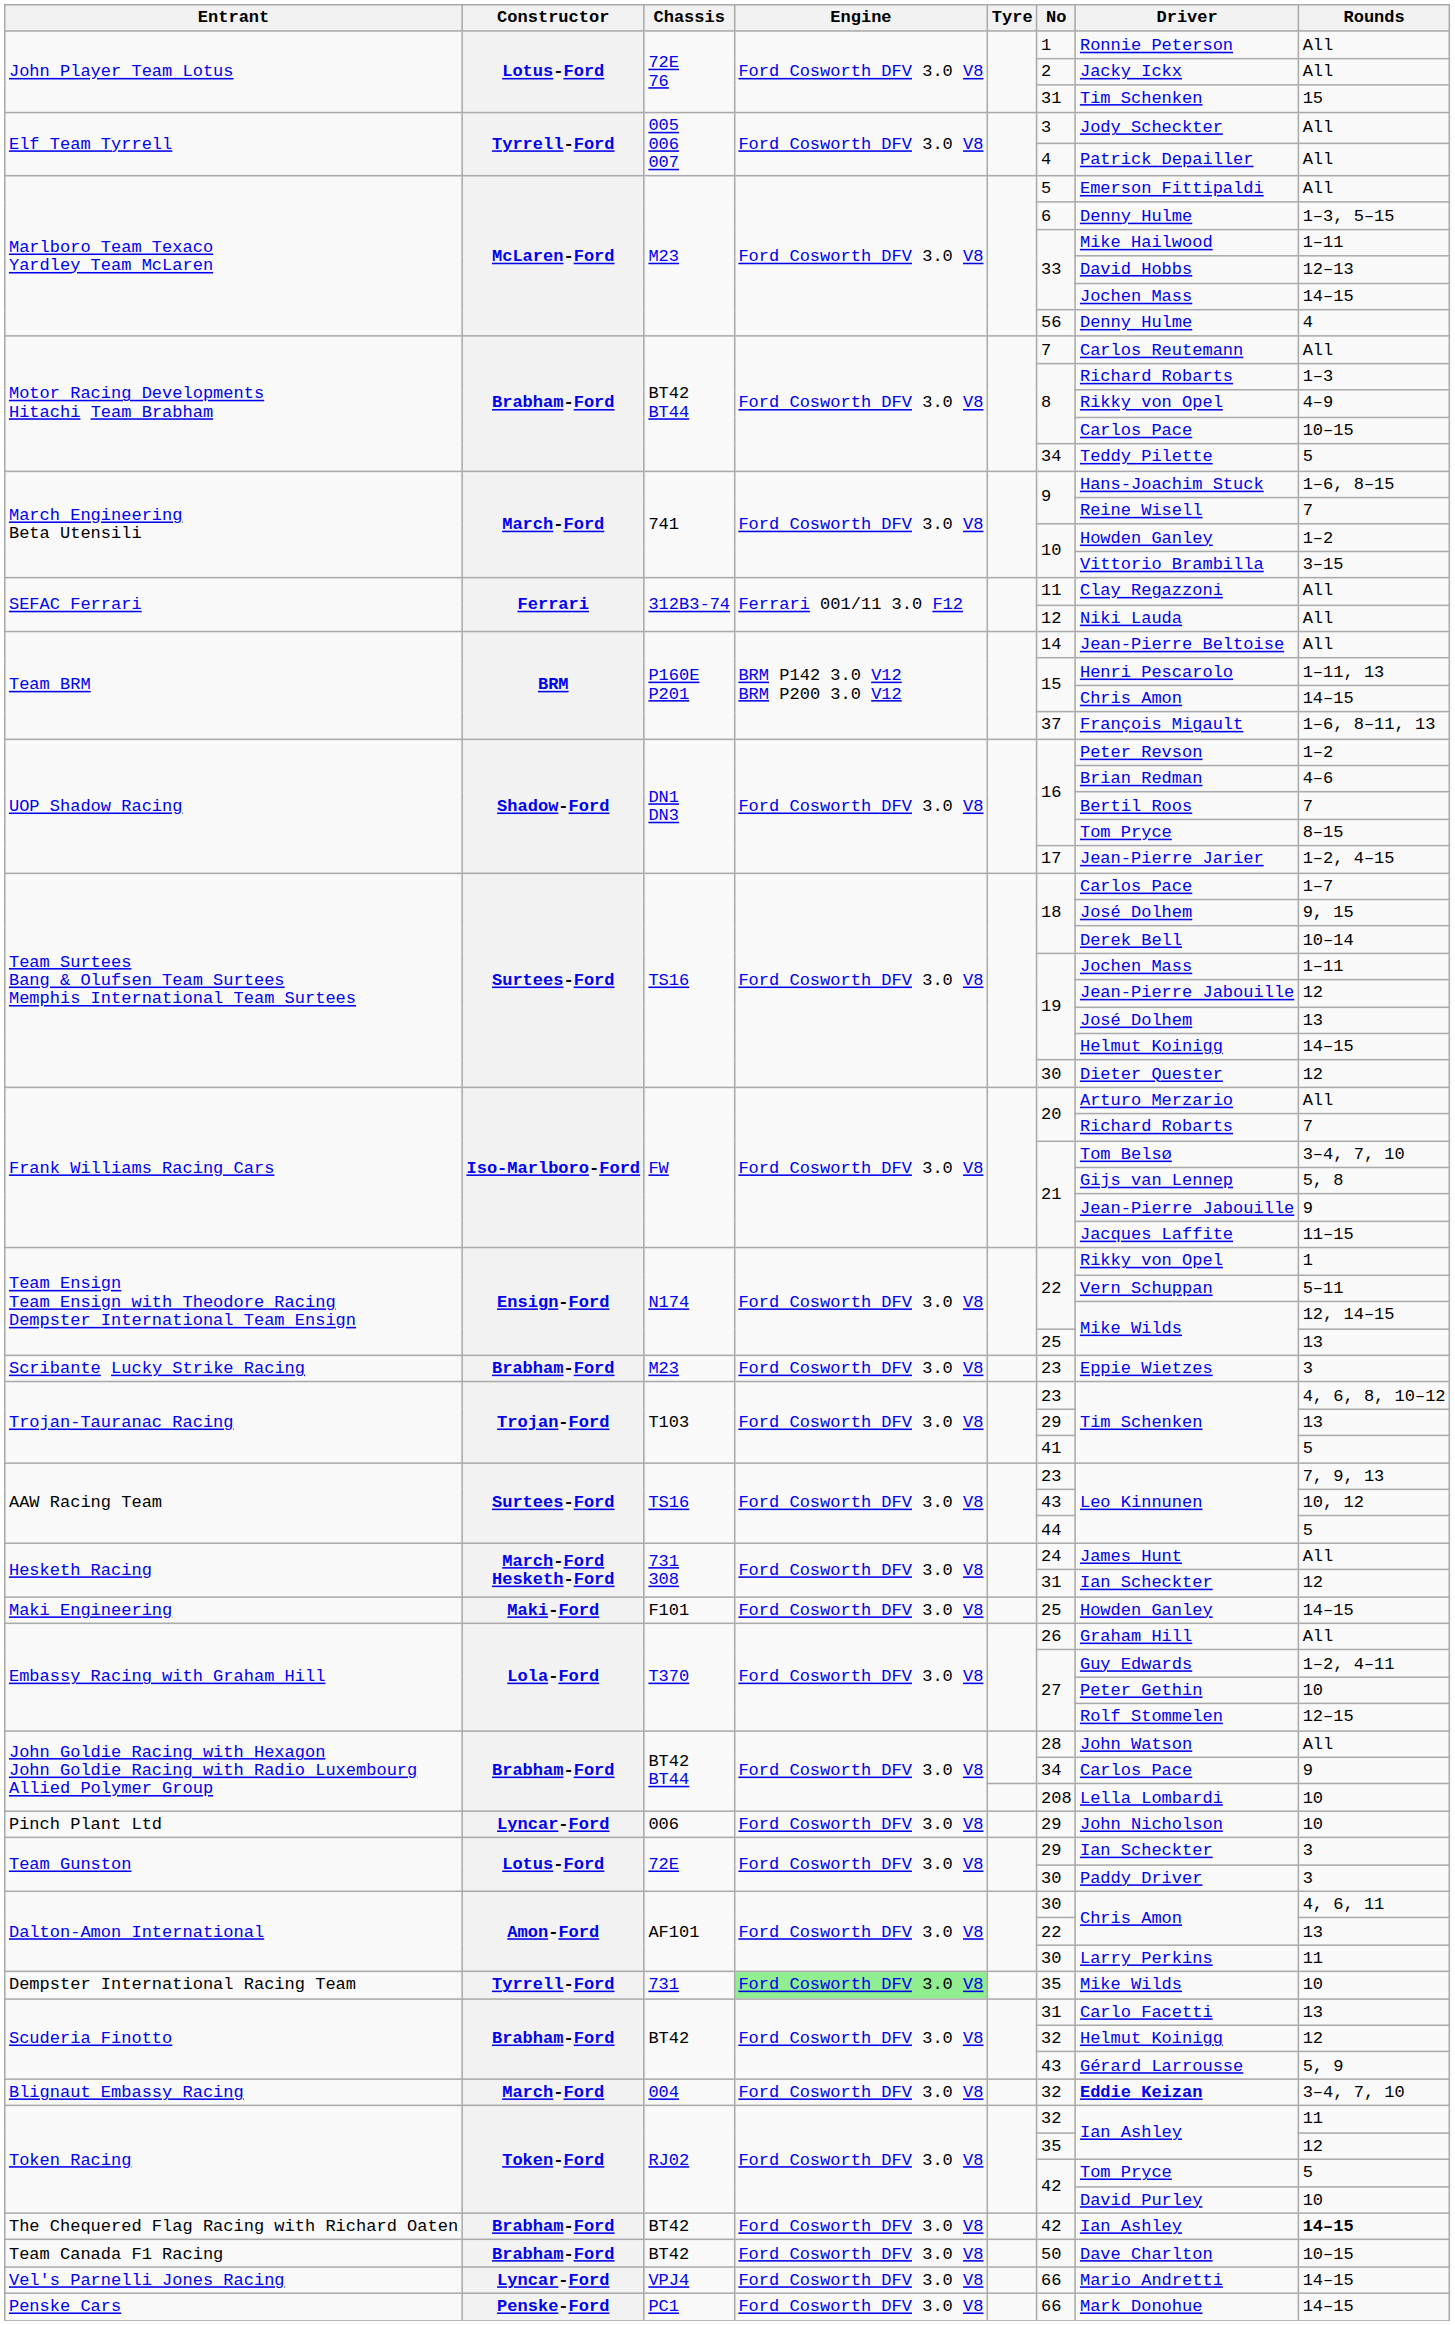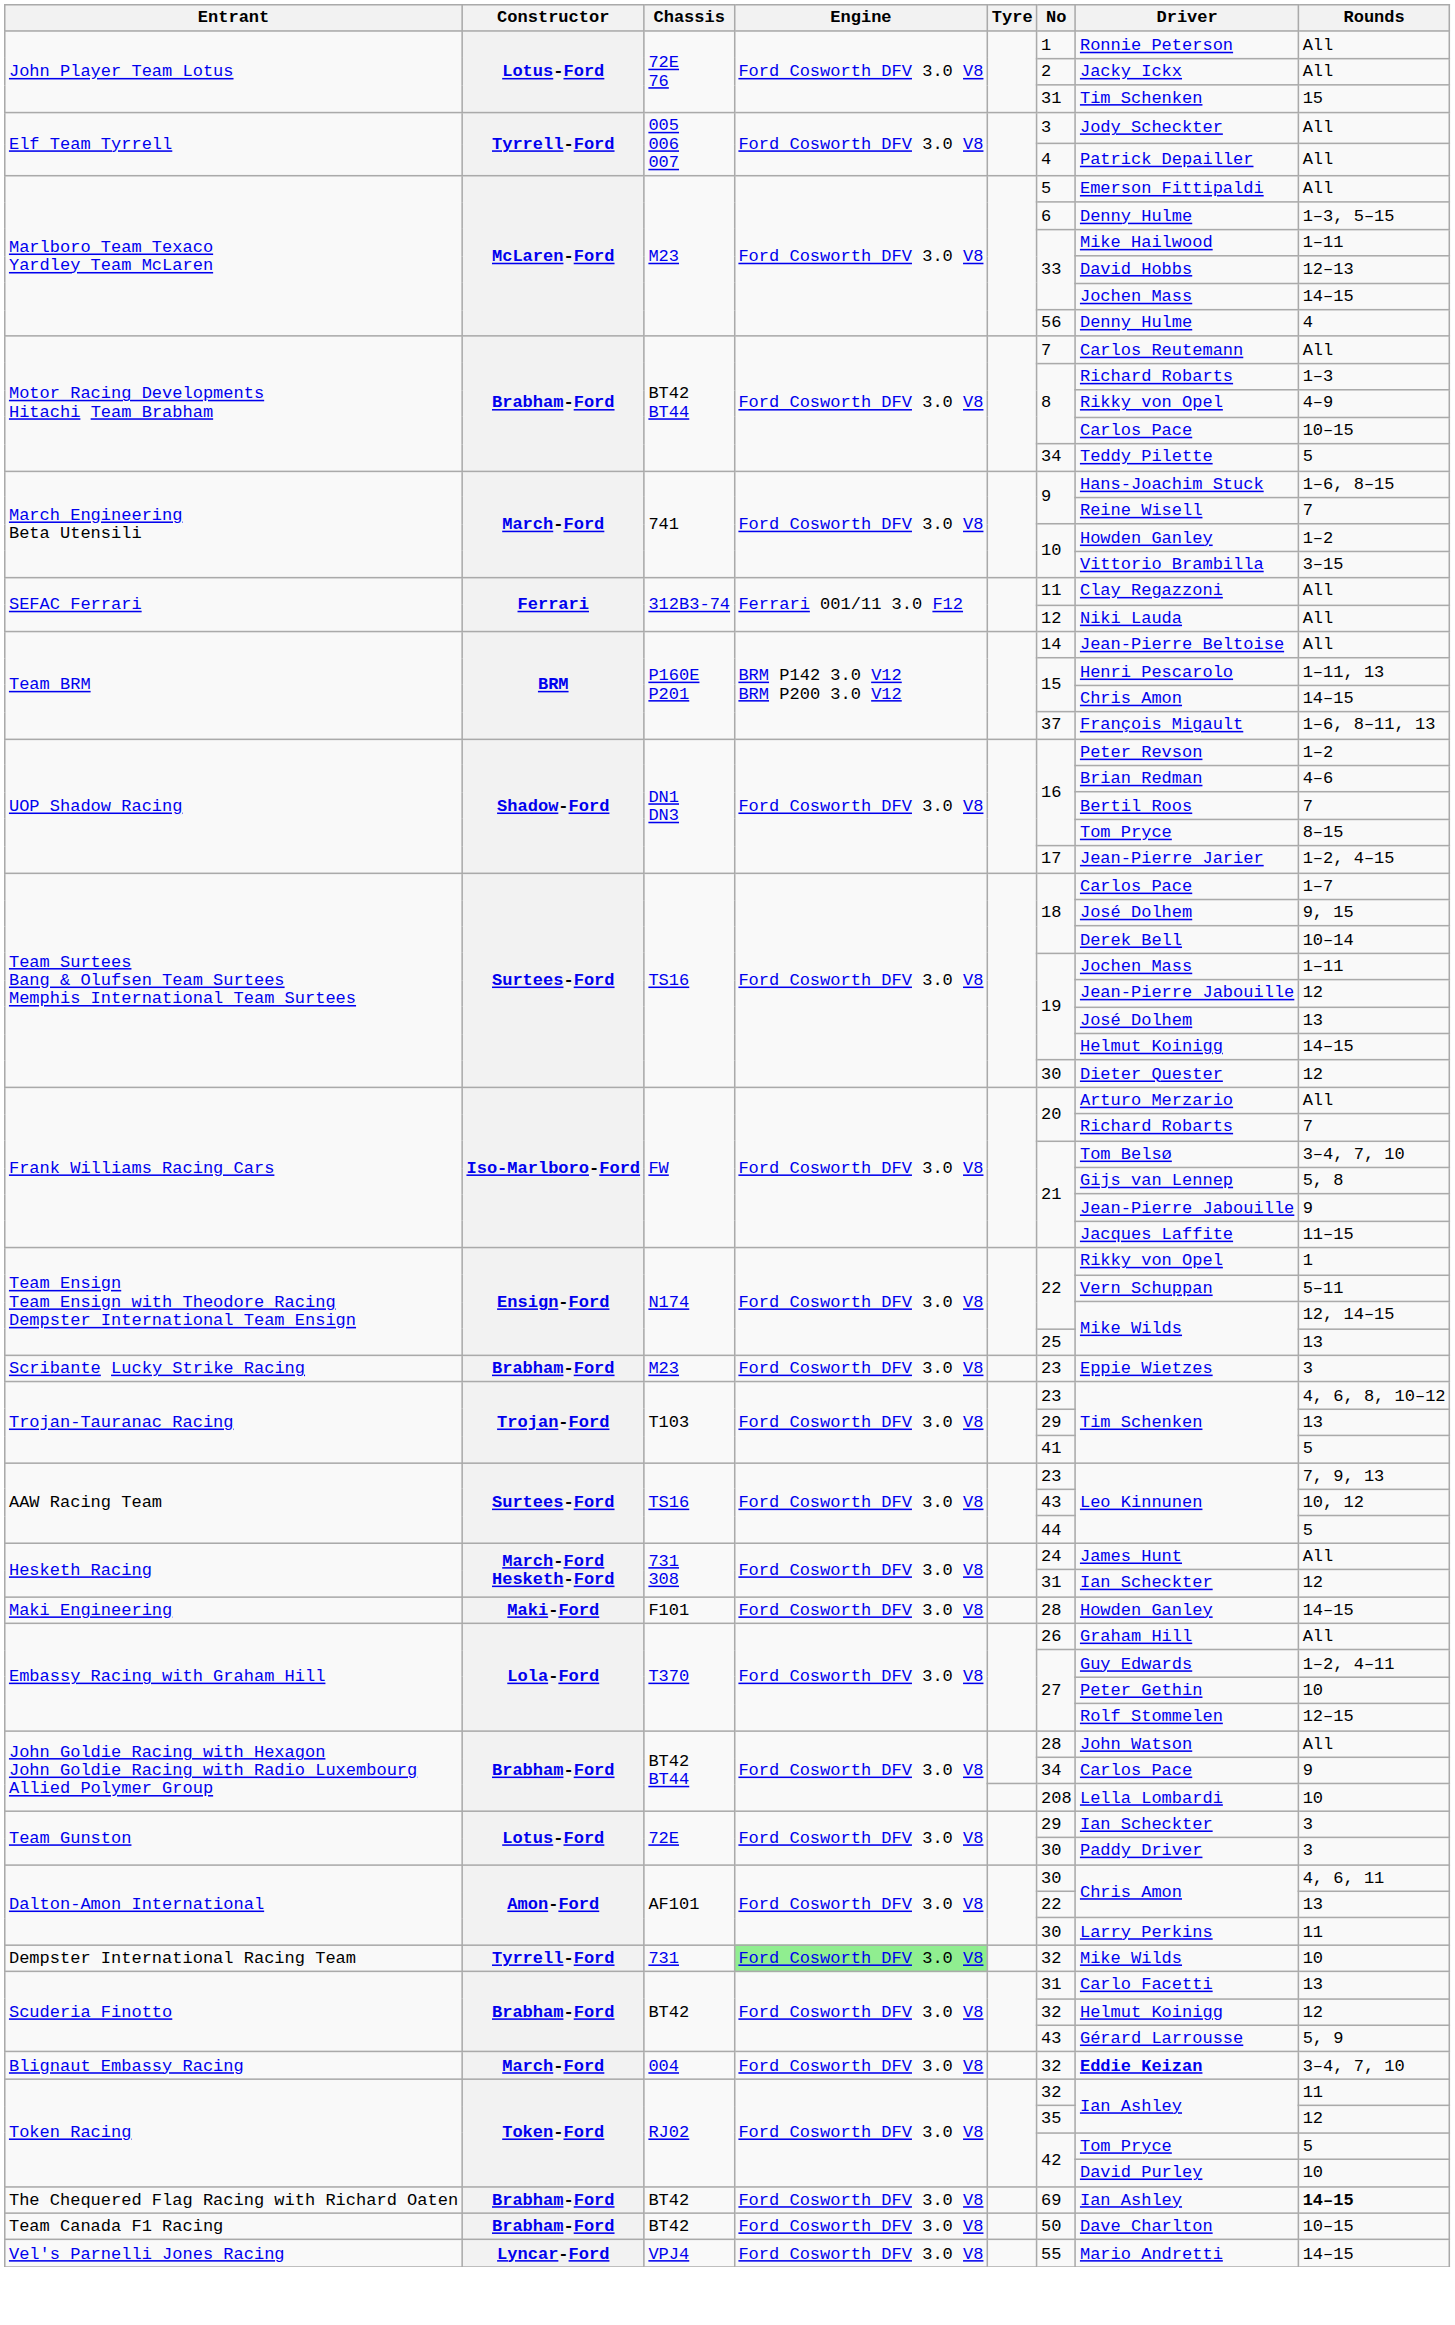(1051, 1610) 25 -> (1051, 1610) 28
- row: (86, 1824)
(1051, 1985) 35 -> (1051, 1958) 32
(1051, 2226) 42 -> (1051, 2200) 69
(1051, 2280) 66 -> (1051, 2253) 55
- row: (65, 2307)
